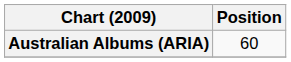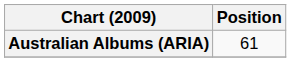(249, 43) 60 -> (249, 43) 61
